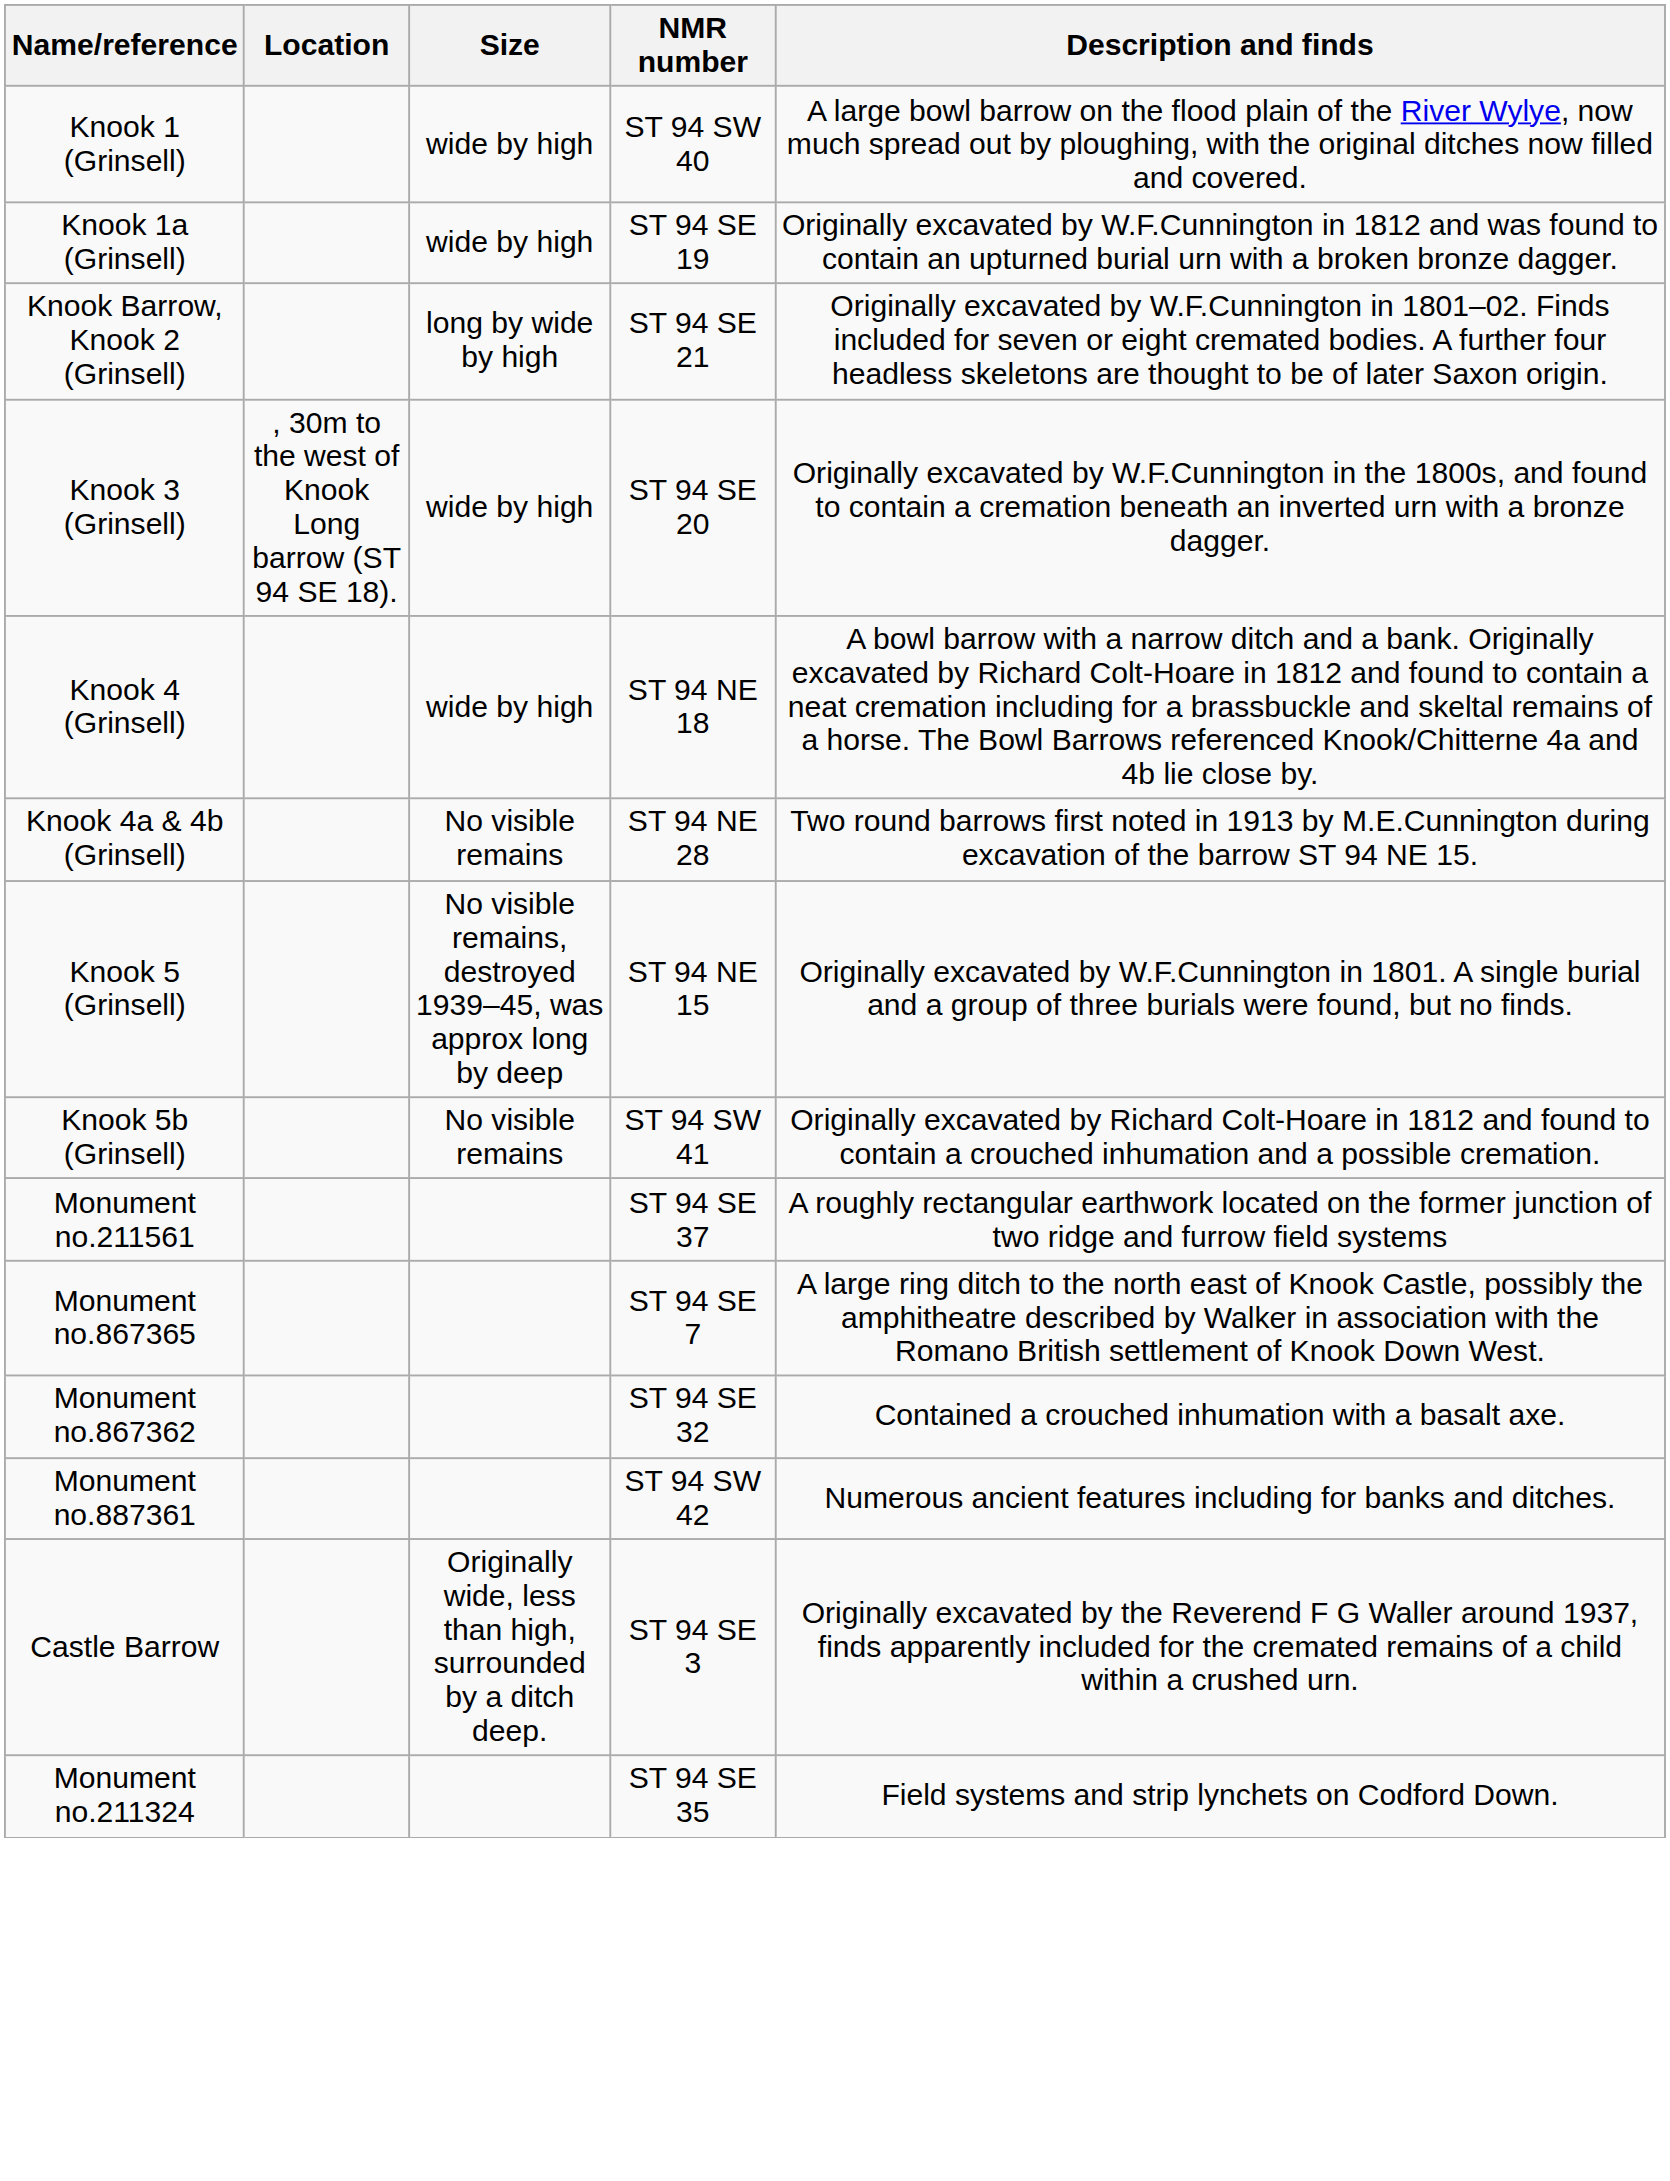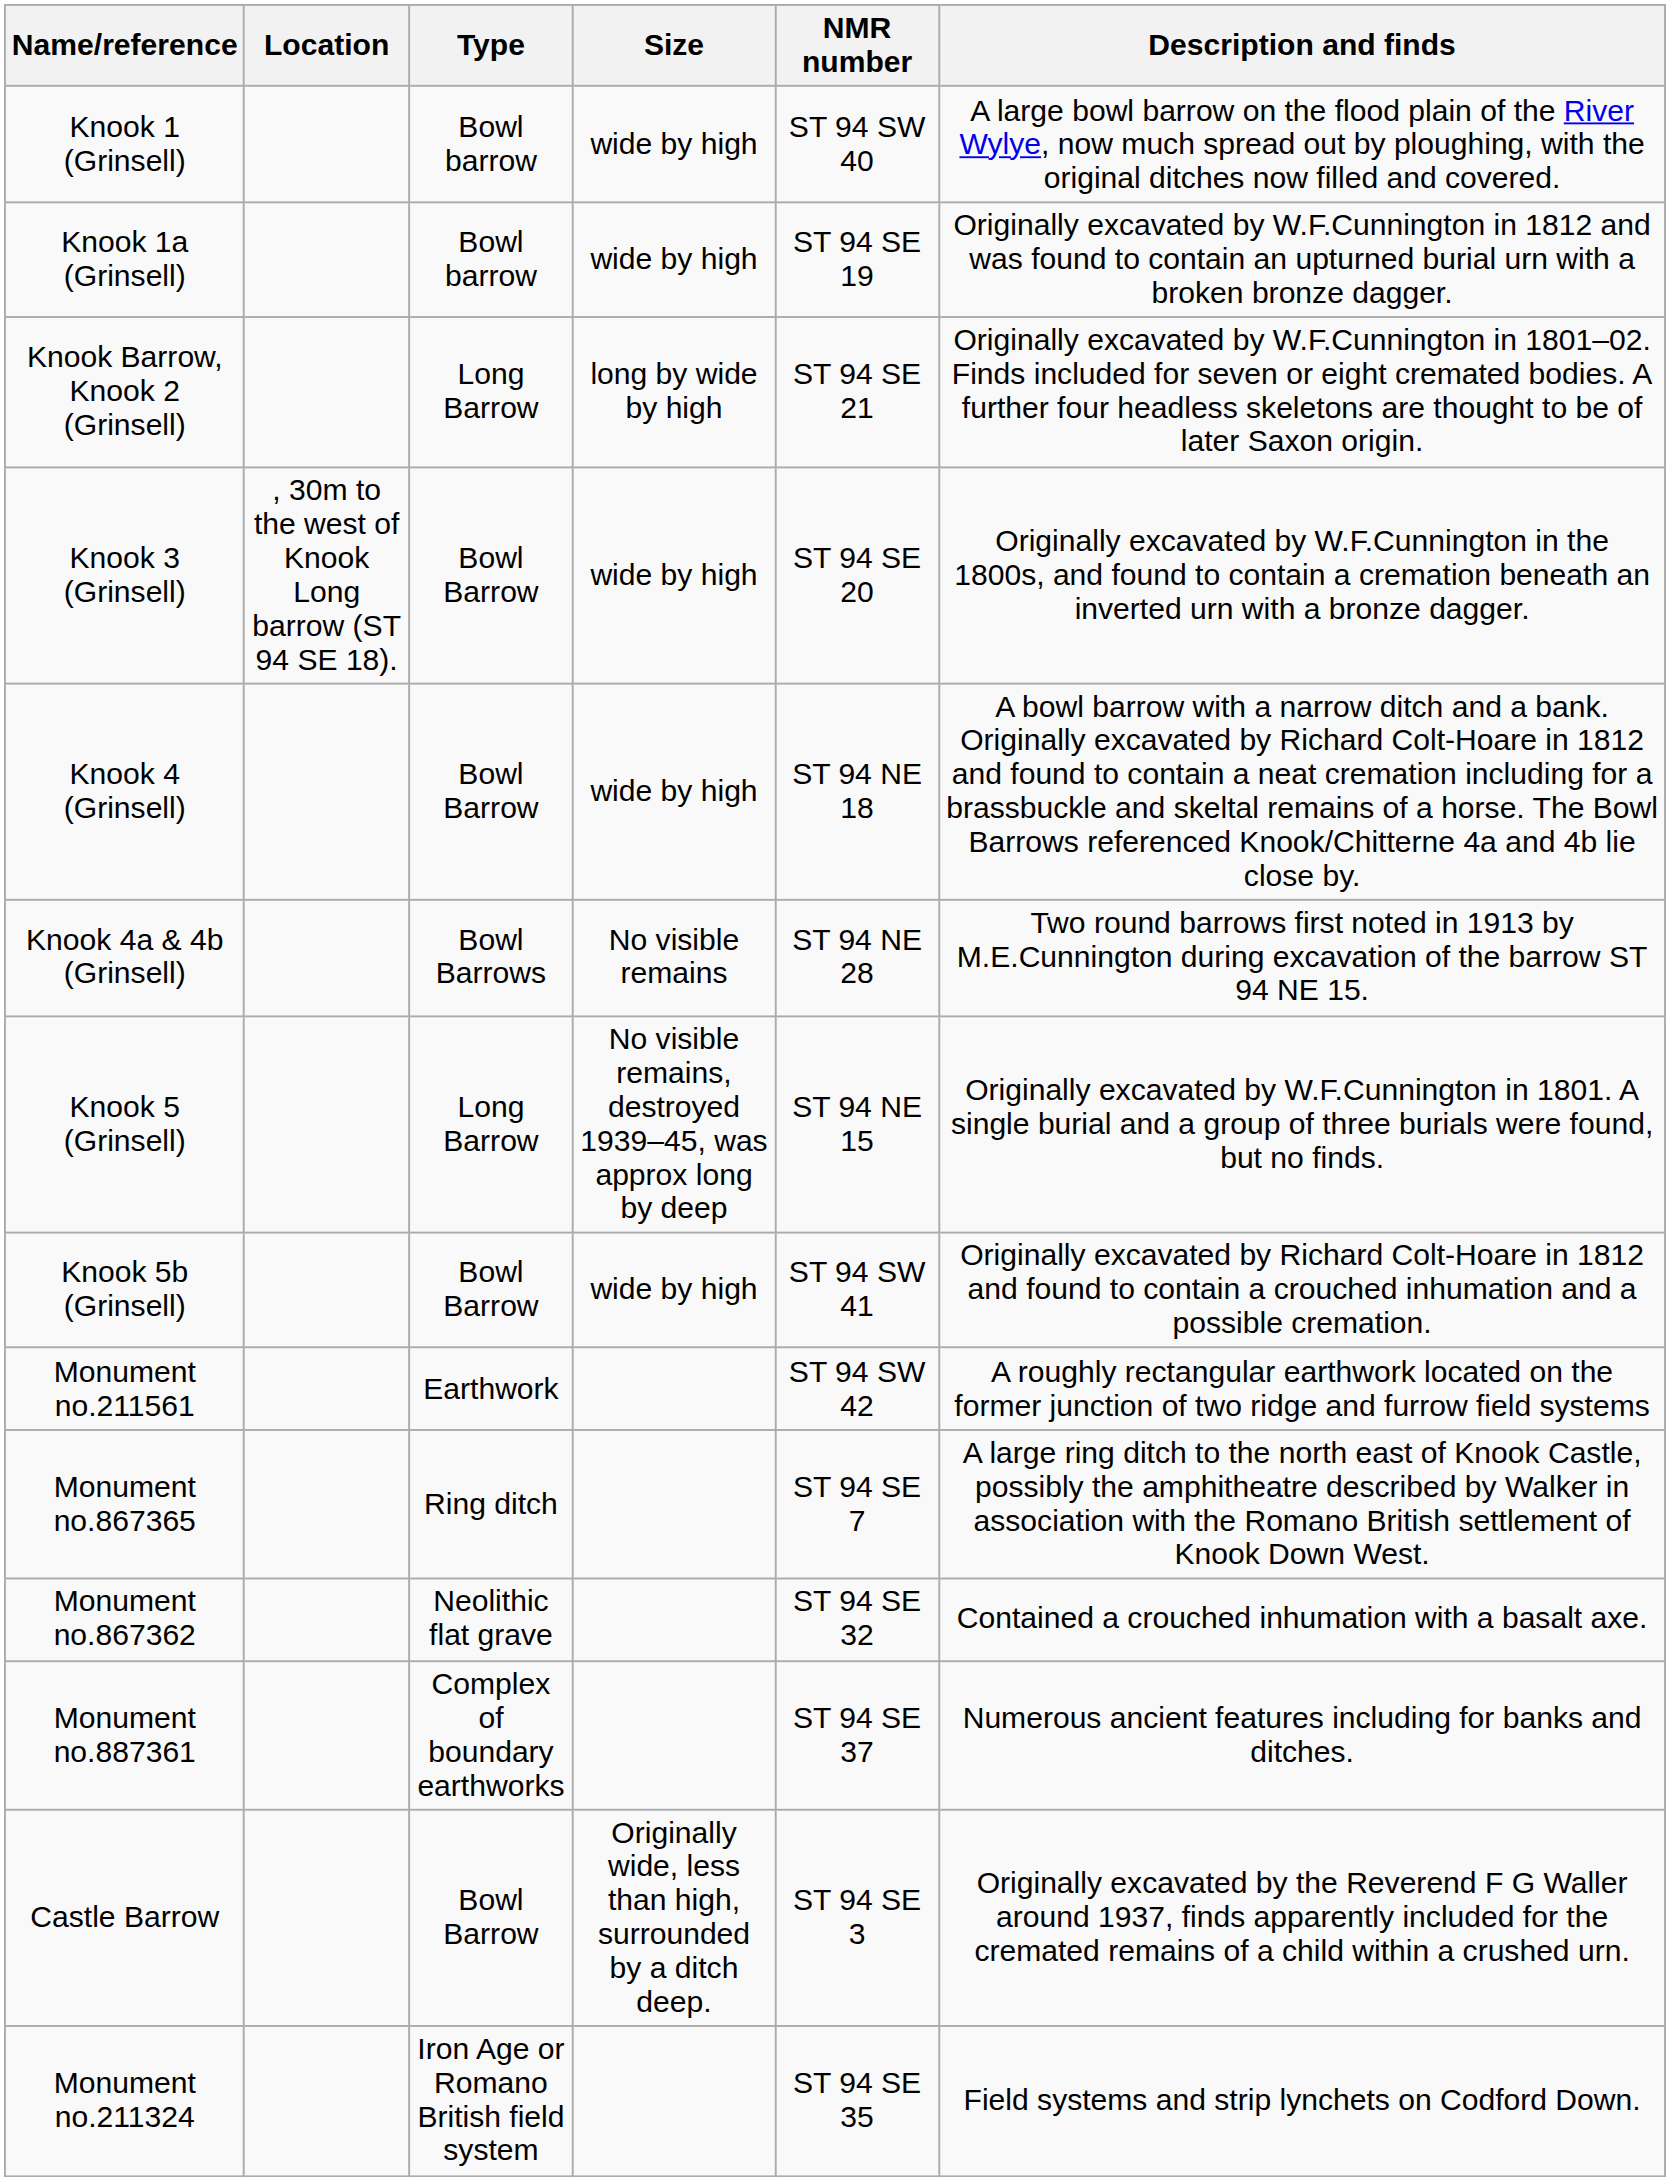+ column: (491, 45)
(510, 1137) No visible remains -> (674, 1289) wide by high
(693, 1219) ST 94 SE 37 -> (857, 1388) ST 94 SW 42
(693, 1497) ST 94 SW 42 -> (857, 1734) ST 94 SE 37
